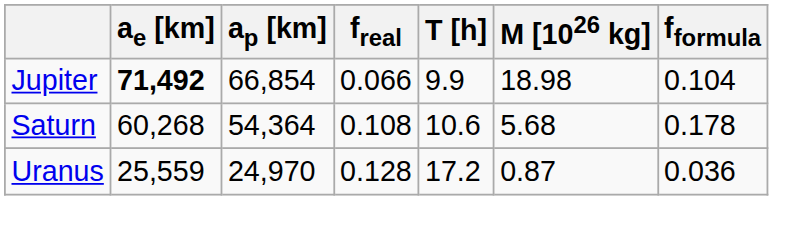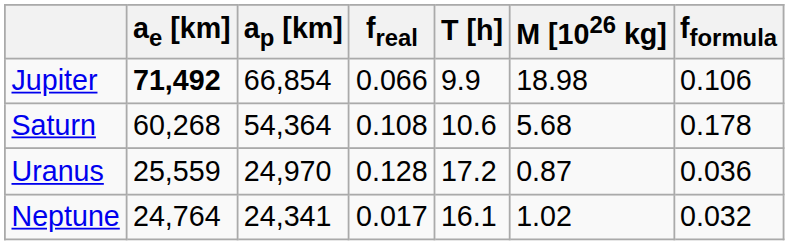(700, 80) 0.104 -> (716, 80) 0.106
+ row: (66, 216)
